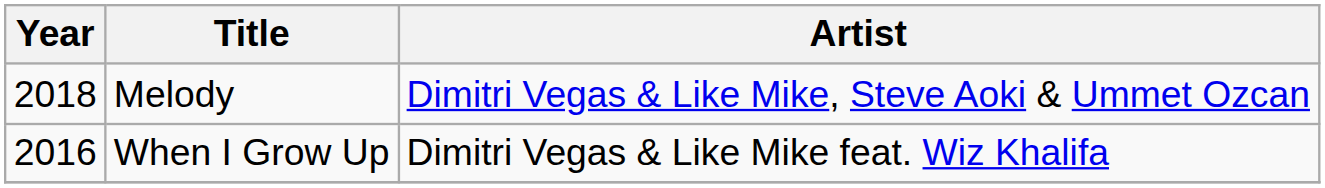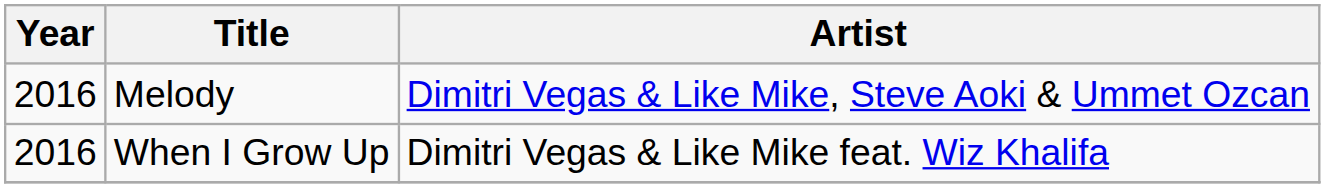(55, 93) 2018 -> (55, 93) 2016
